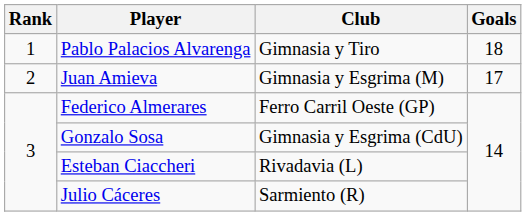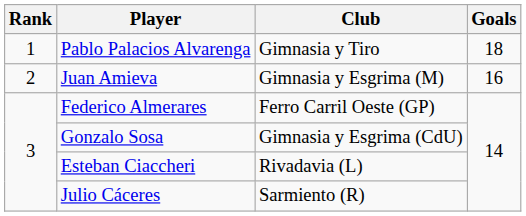(494, 78) 17 -> (494, 78) 16
